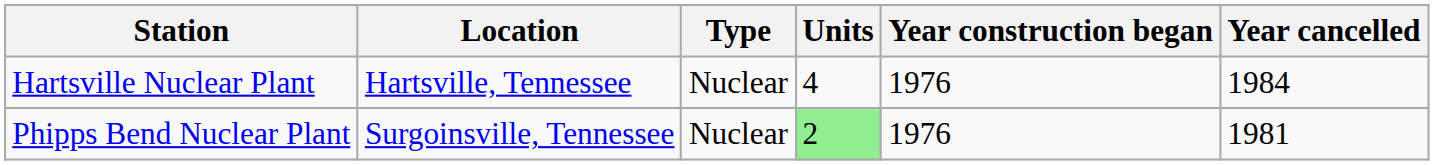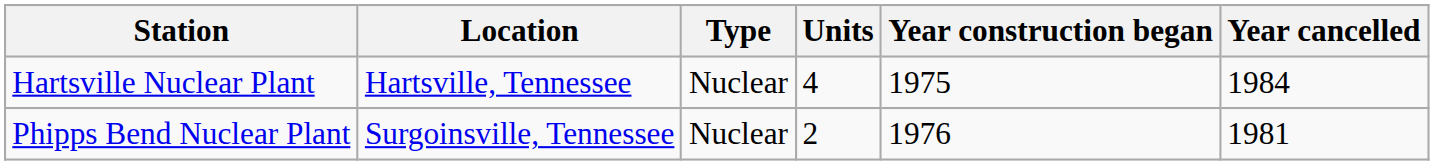(920, 82) 1976 -> (920, 82) 1975
(810, 133) lightgreen background -> (810, 133) no background
